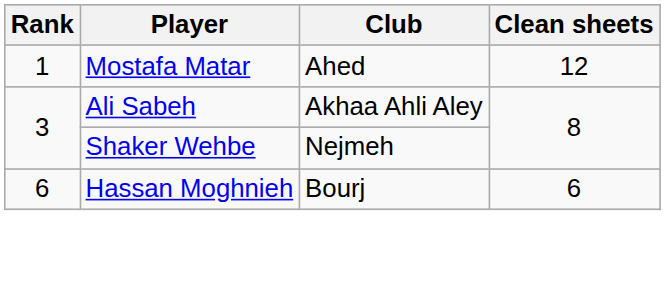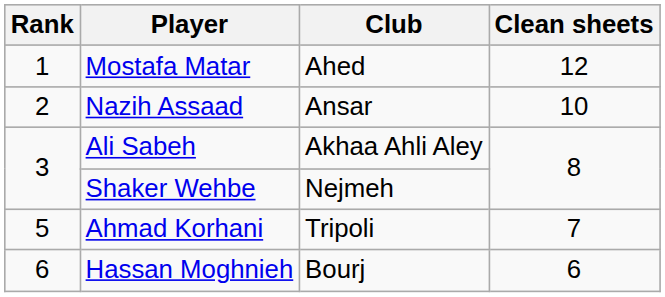+ row: (164, 106)
+ row: (174, 229)
